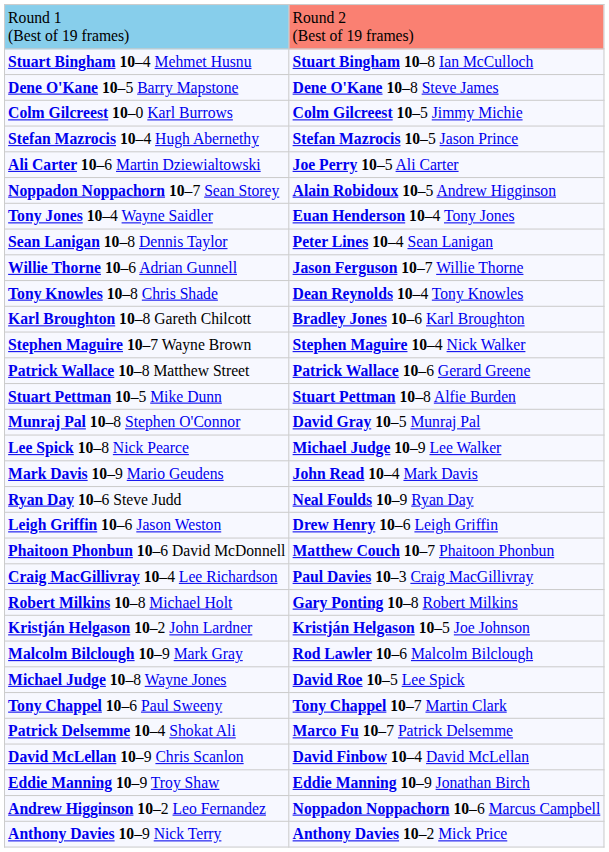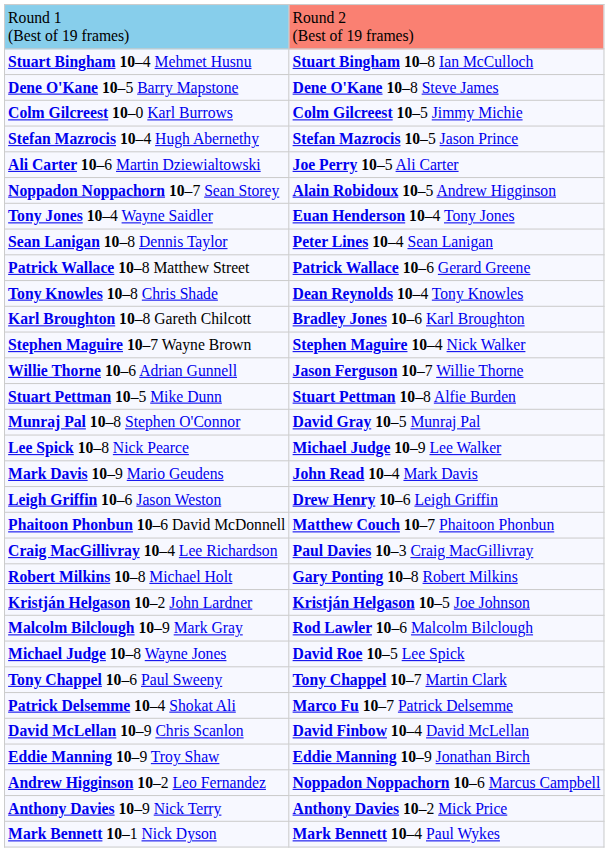rows swapped: (123, 267) <-> (129, 370)
- row: (95, 499)
+ row: (112, 834)
